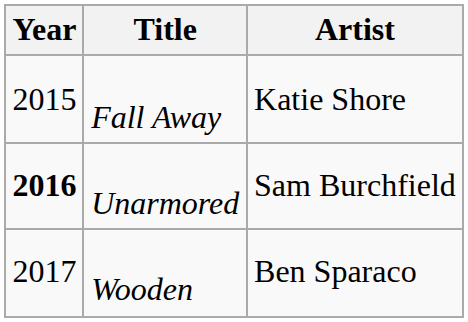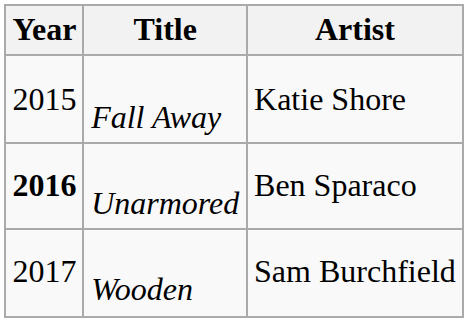(355, 185) Sam Burchfield -> (335, 185) Ben Sparaco
(335, 272) Ben Sparaco -> (355, 272) Sam Burchfield
